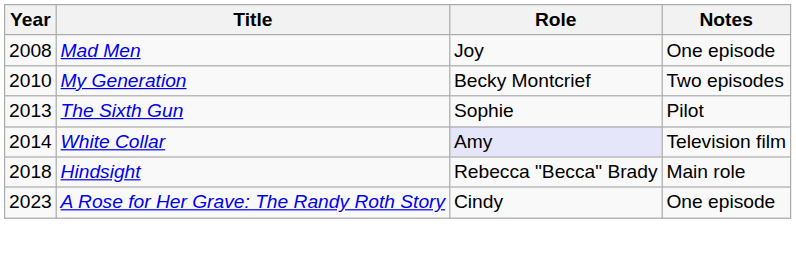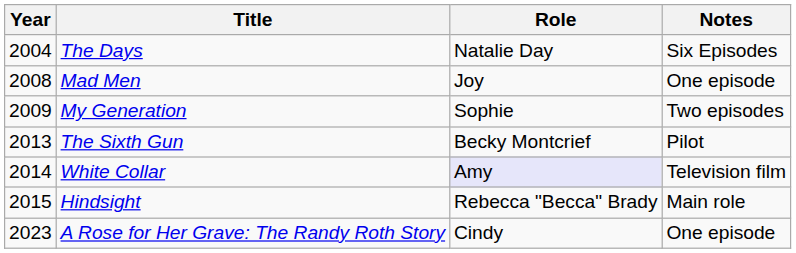+ row: (102, 50)
(30, 80) 2010 -> (30, 111) 2009
(522, 80) Becky Montcrief -> (484, 111) Sophie
(484, 111) Sophie -> (522, 141) Becky Montcrief
(30, 171) 2018 -> (30, 202) 2015
